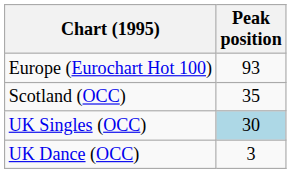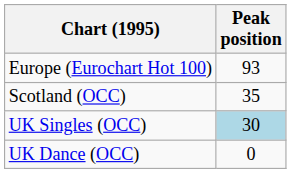(251, 153) 3 -> (251, 153) 0
